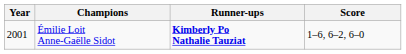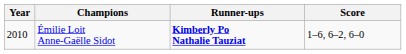(17, 35) 2001 -> (17, 35) 2010
